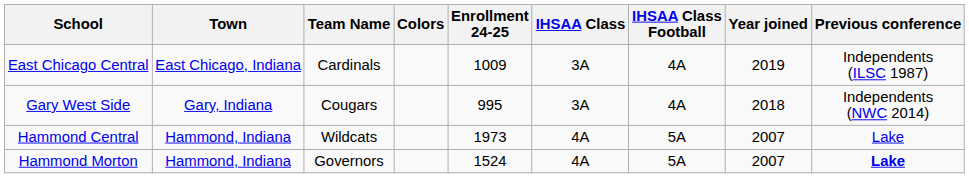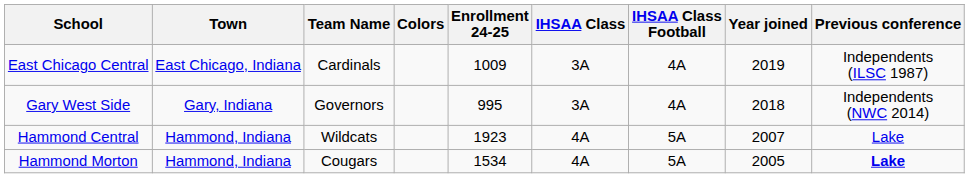(349, 105) Cougars -> (349, 105) Governors
(490, 137) 1973 -> (490, 137) 1923
(349, 160) Governors -> (349, 160) Cougars
(490, 160) 1524 -> (490, 160) 1534
(768, 160) 2007 -> (768, 160) 2005
